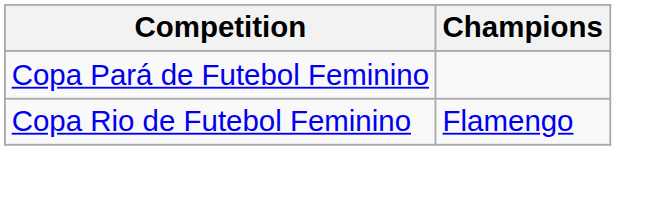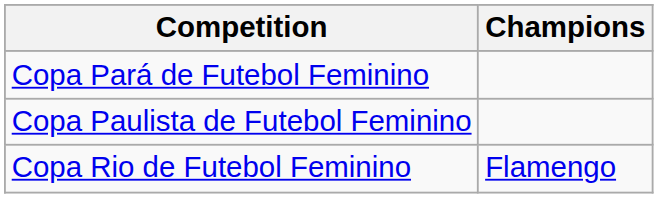+ row: (242, 121)
